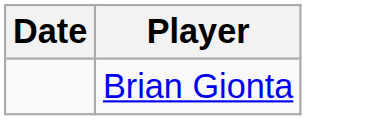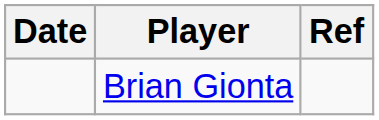+ column: (337, 31)
